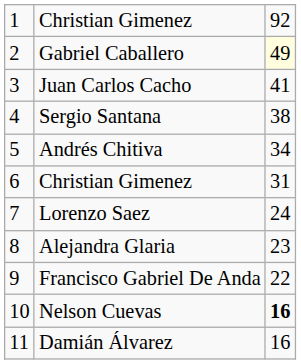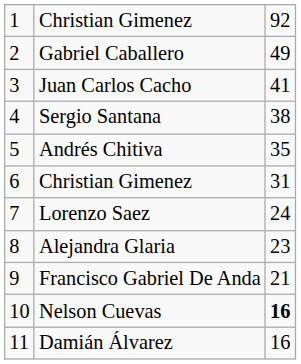(280, 52) lightyellow background -> (280, 52) no background
(280, 149) 34 -> (280, 149) 35
(280, 278) 22 -> (280, 278) 21
